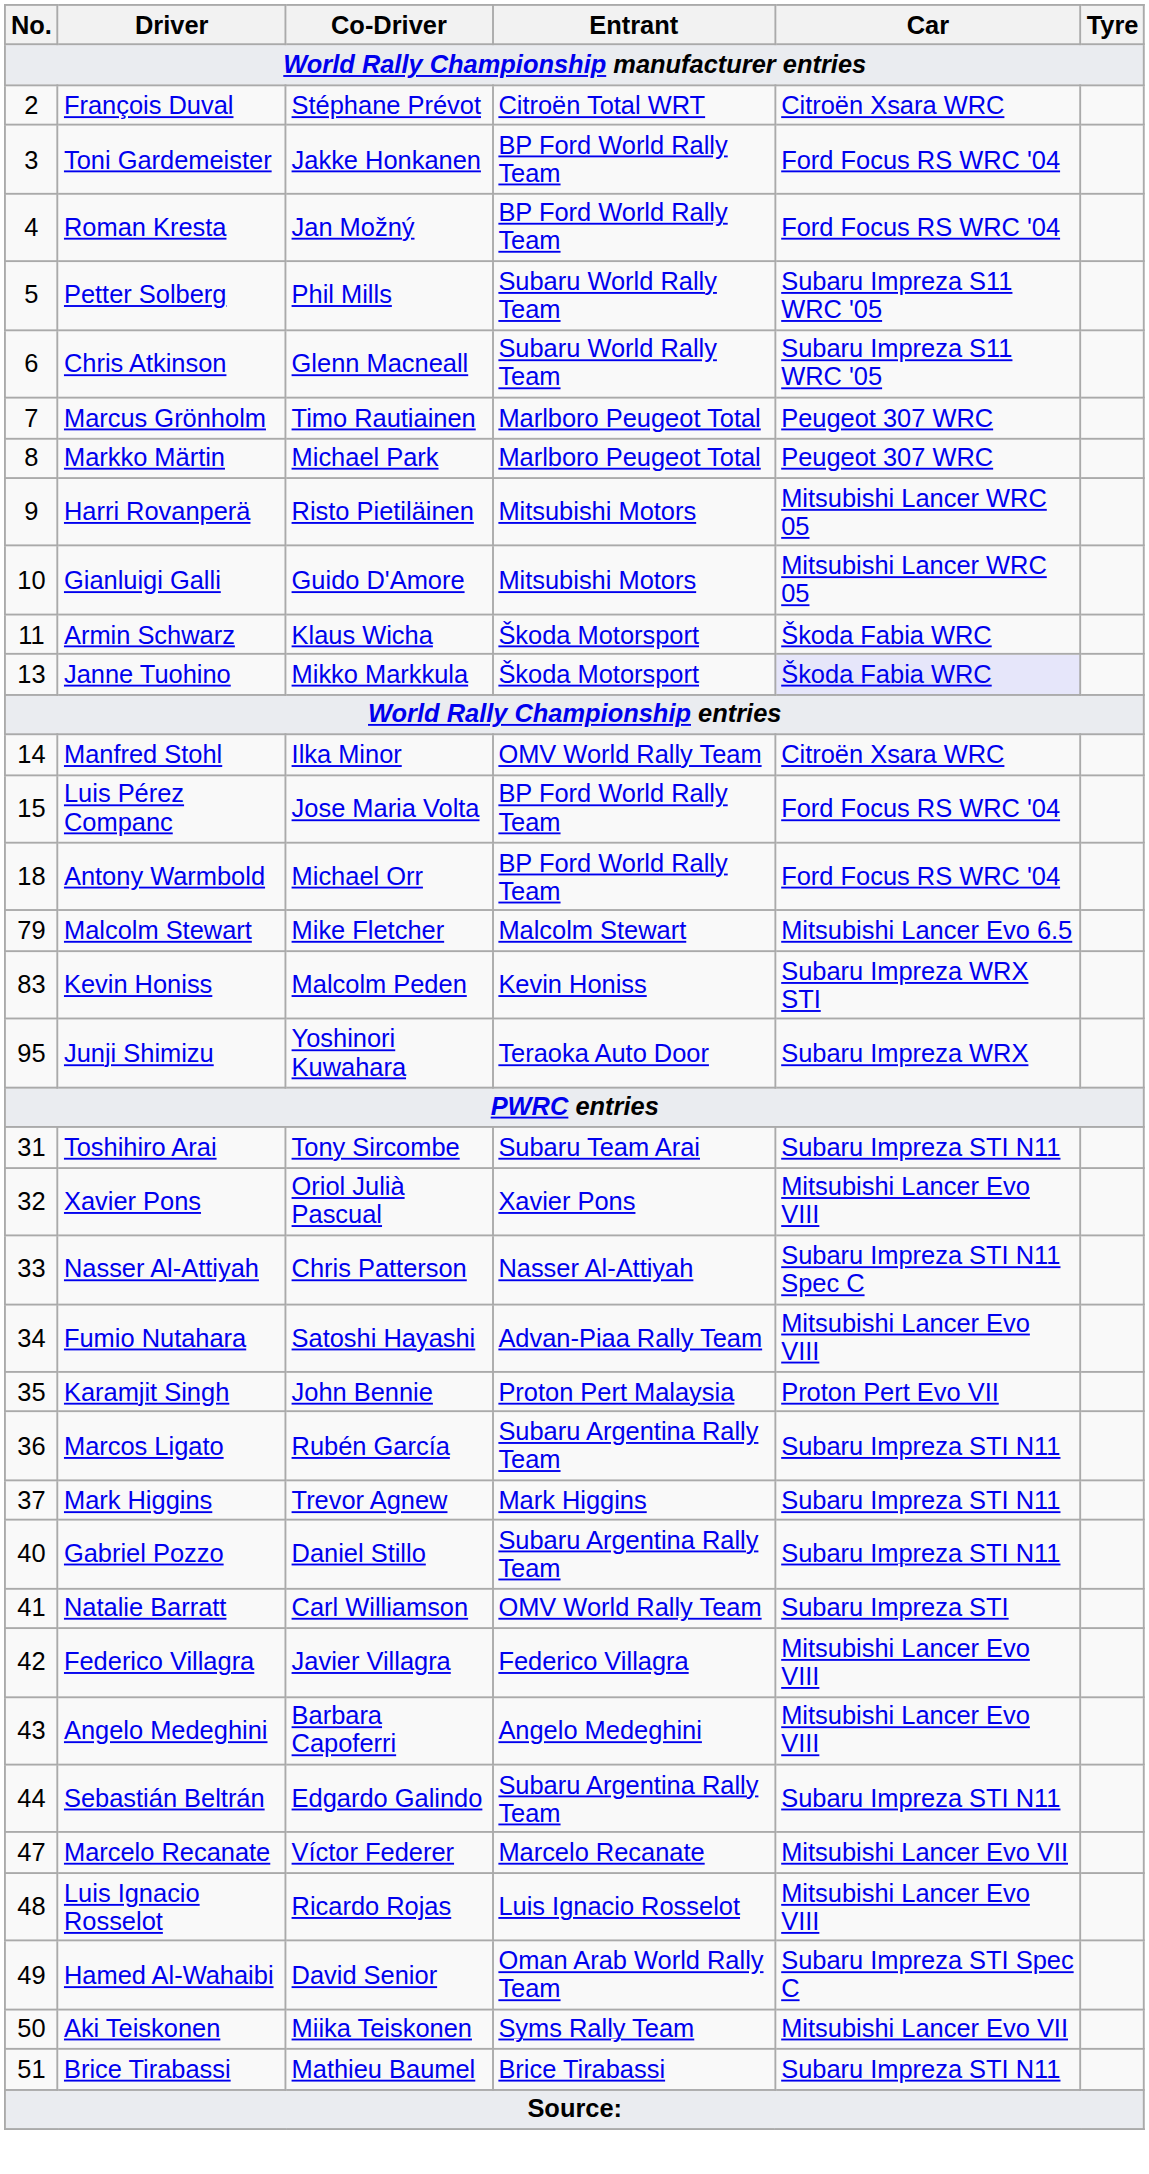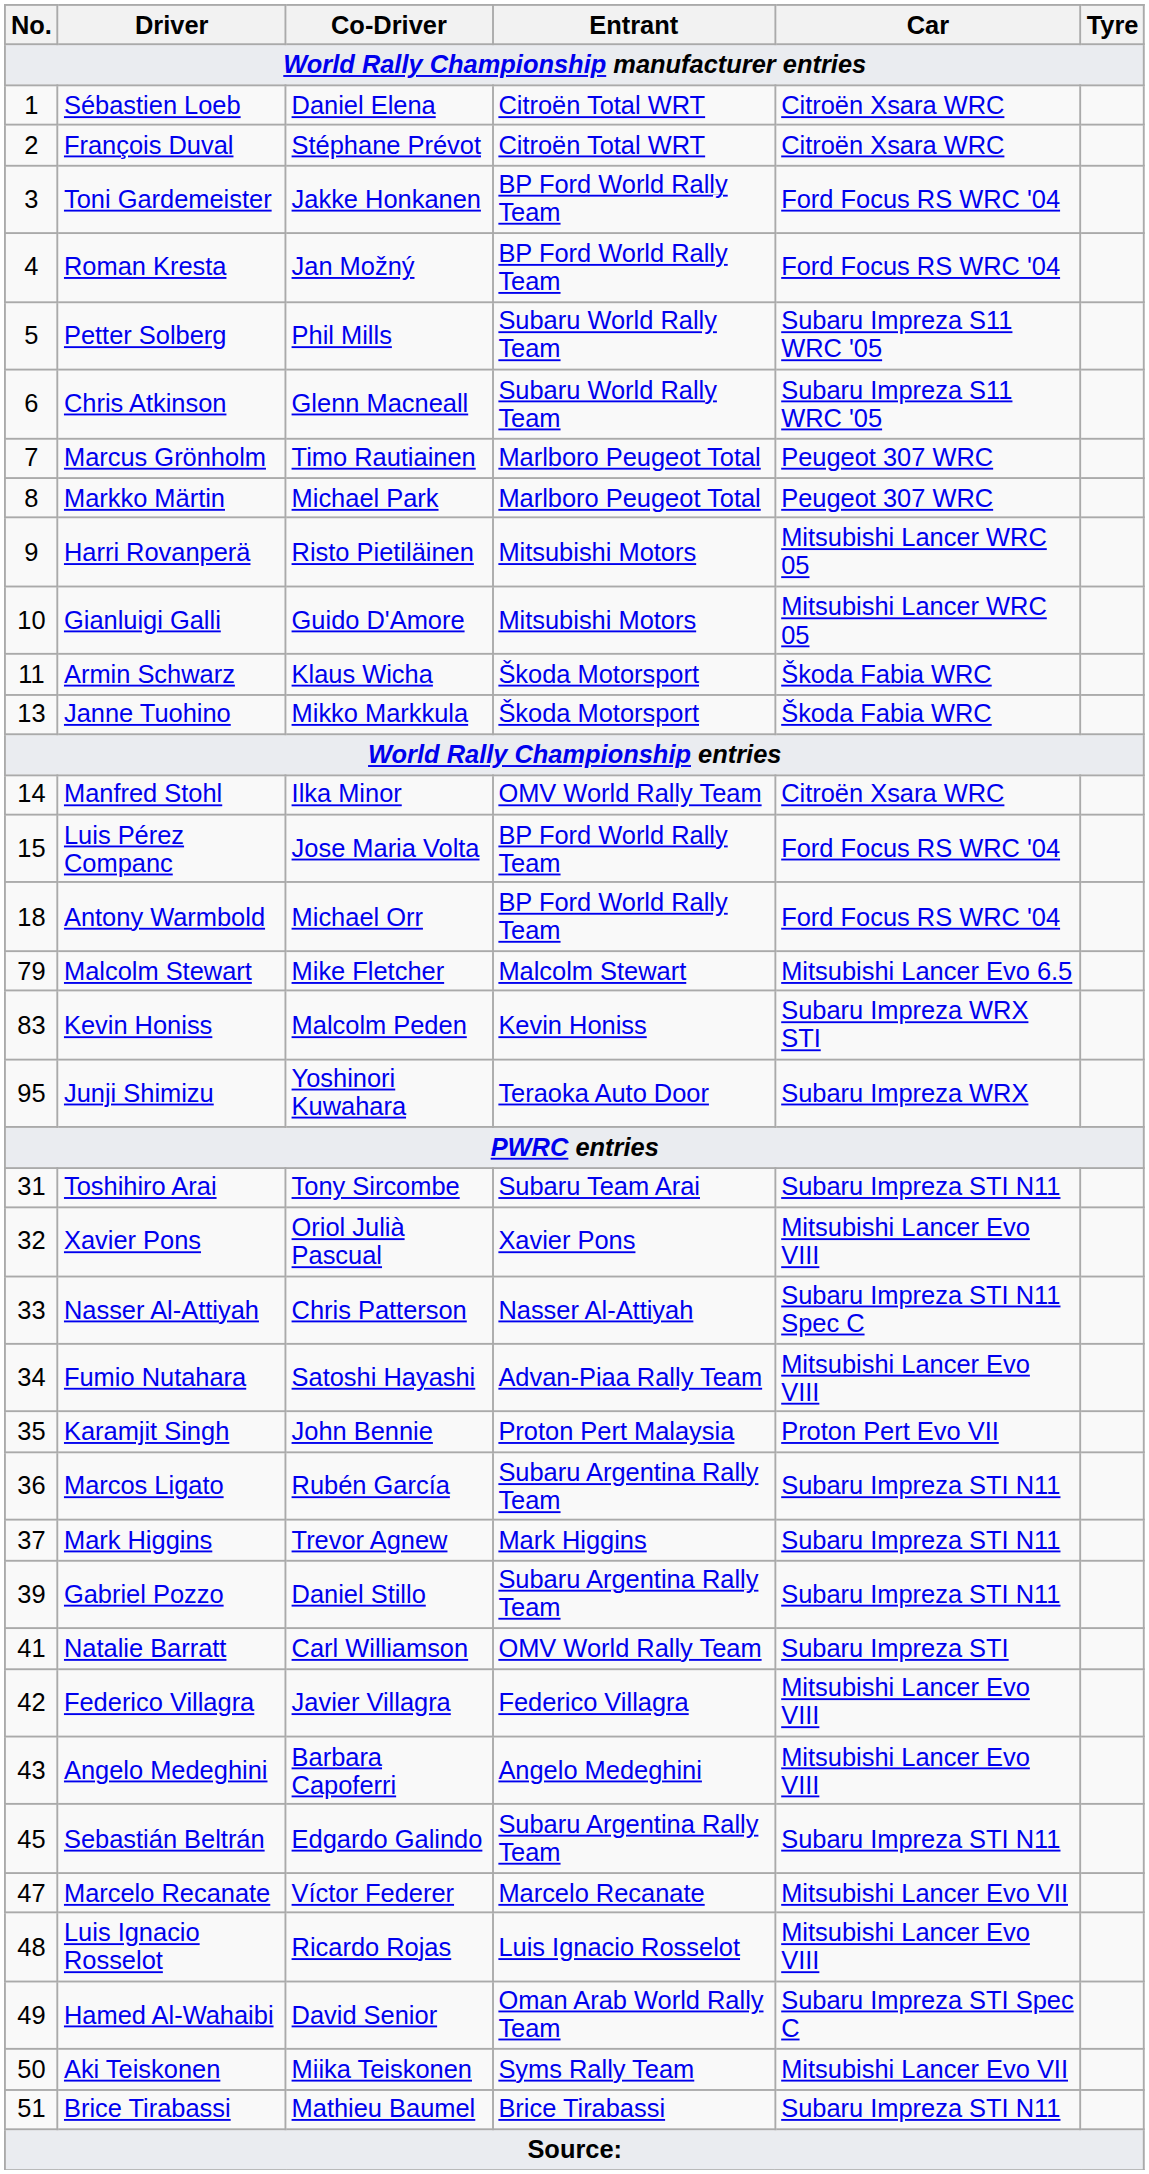+ row: (152, 105)
(886, 674) lavender background -> (886, 714) no background
(31, 1554) 40 -> (31, 1594) 39
(31, 1798) 44 -> (31, 1838) 45
